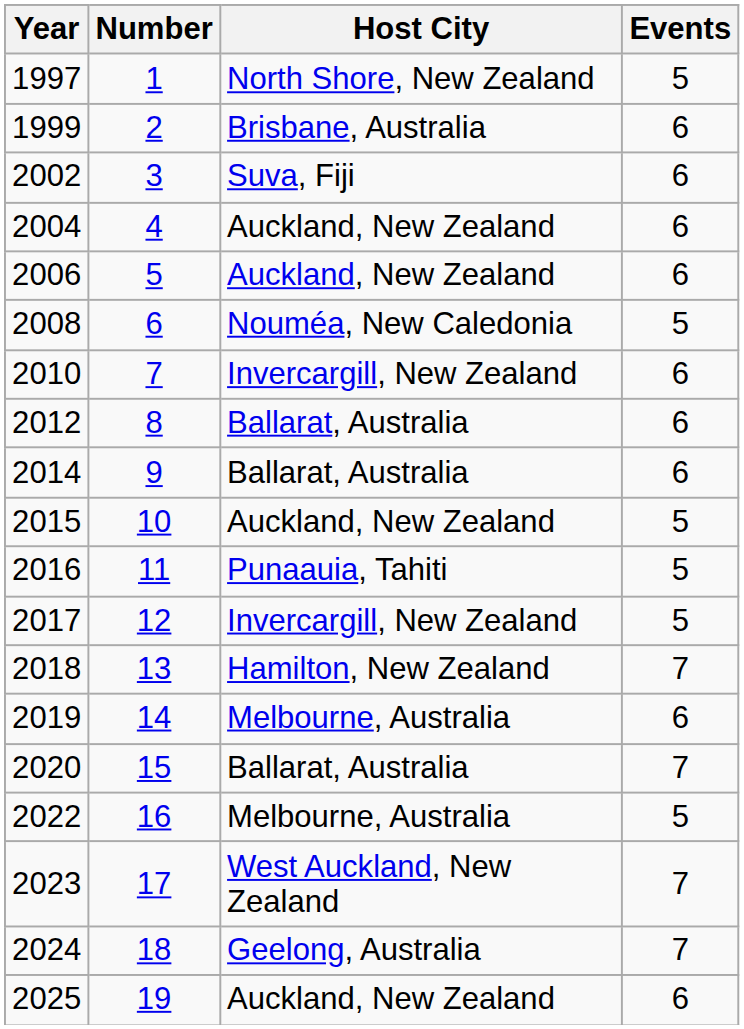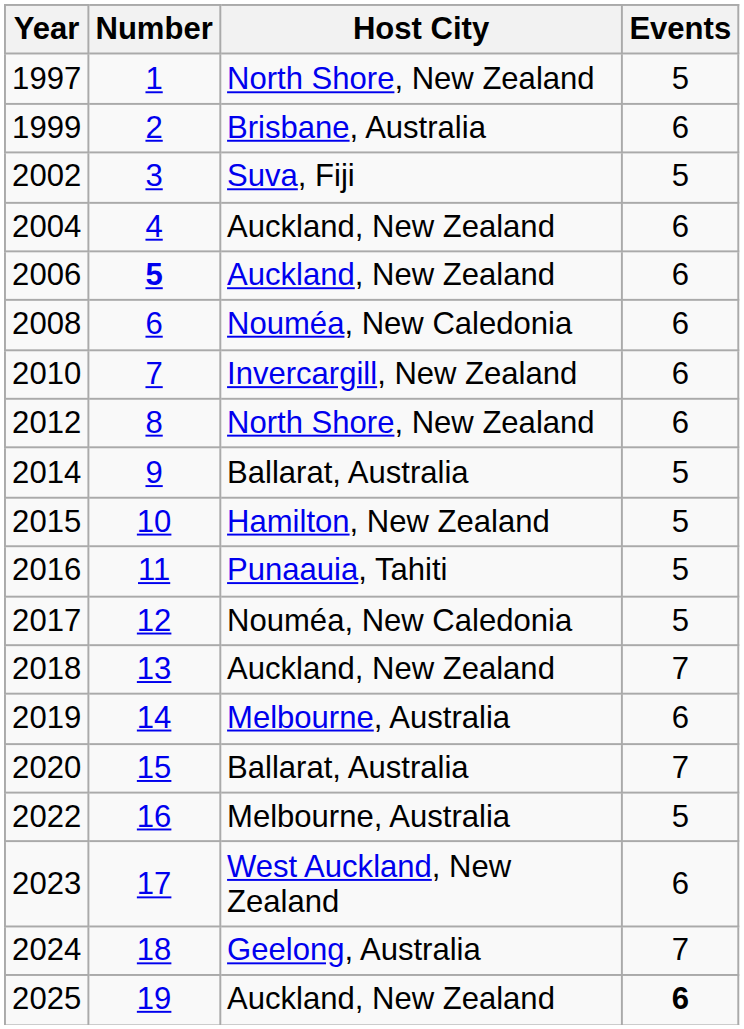(680, 176) 6 -> (680, 176) 5
(154, 275) normal -> (154, 275) bold
(680, 324) 5 -> (680, 324) 6
(348, 422) Ballarat, Australia -> (411, 422) North Shore, New Zealand
(680, 472) 6 -> (680, 472) 5
(391, 521) Auckland, New Zealand -> (388, 521) Hamilton, New Zealand
(402, 619) Invercargill, New Zealand -> (400, 619) Nouméa, New Caledonia
(388, 669) Hamilton, New Zealand -> (391, 669) Auckland, New Zealand
(680, 883) 7 -> (680, 883) 6
(680, 999) normal -> (680, 999) bold
